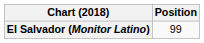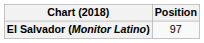(176, 30) 99 -> (176, 30) 97
